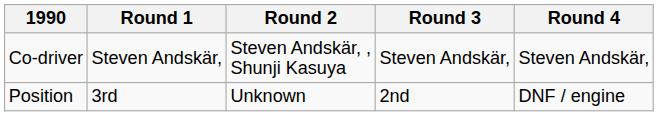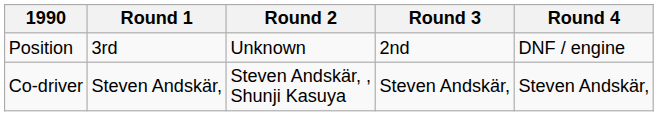rows swapped: (46, 57) <-> (41, 96)
